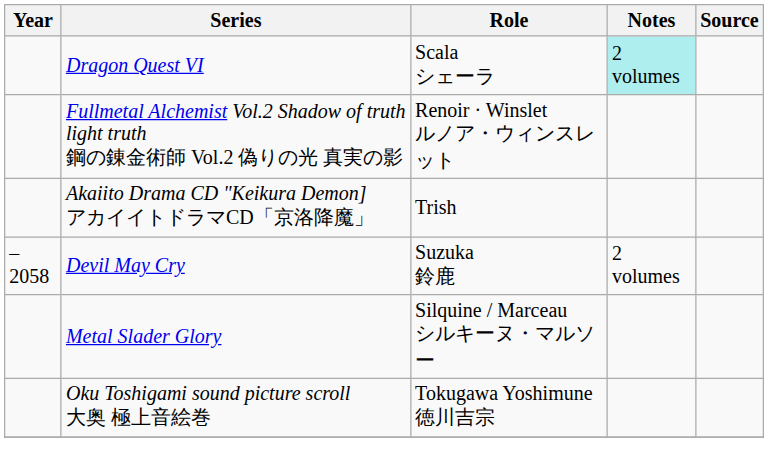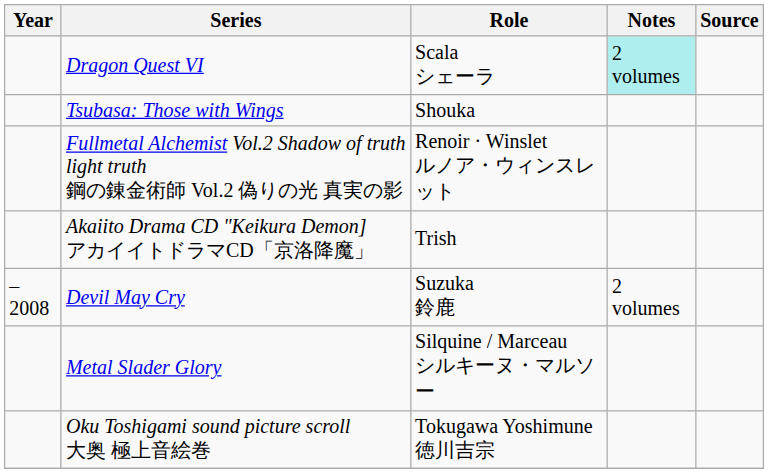+ row: (175, 110)
(29, 265) –2058 -> (29, 297) –2008
